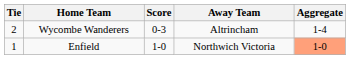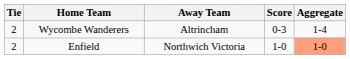columns swapped: (159, 12) <-> (234, 12)
(14, 46) 1 -> (14, 46) 2
